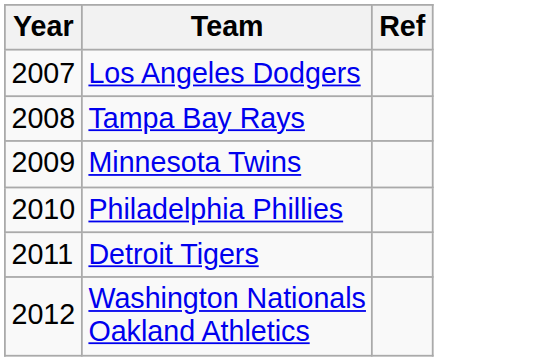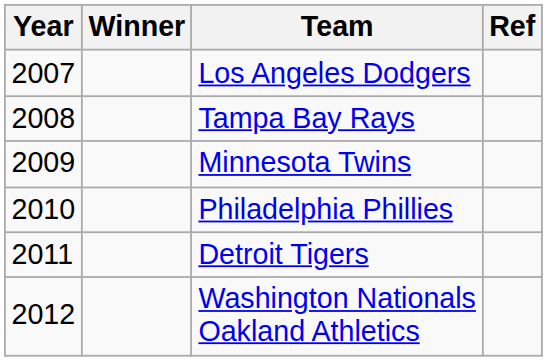+ column: (137, 27)
